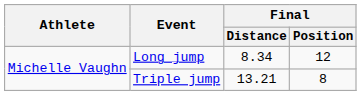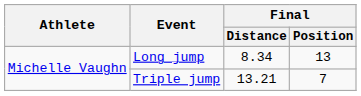(323, 57) 12 -> (323, 57) 13
(323, 79) 8 -> (323, 79) 7
